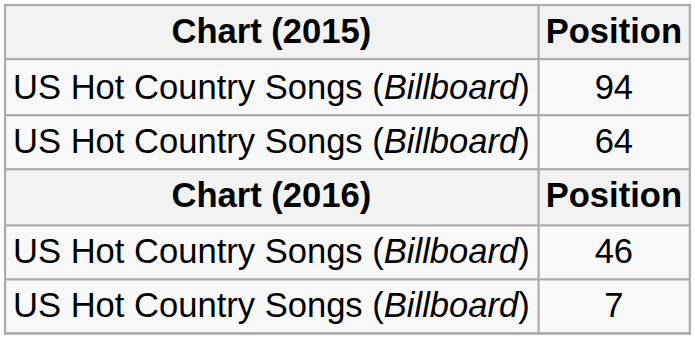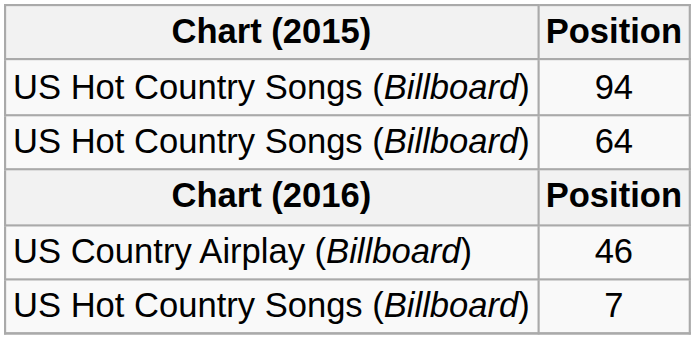(271, 251) US Hot Country Songs (Billboard) -> (243, 251) US Country Airplay (Billboard)
